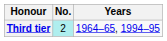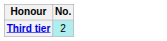- column: (118, 12)
